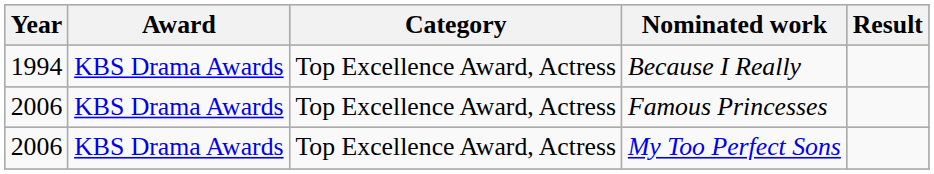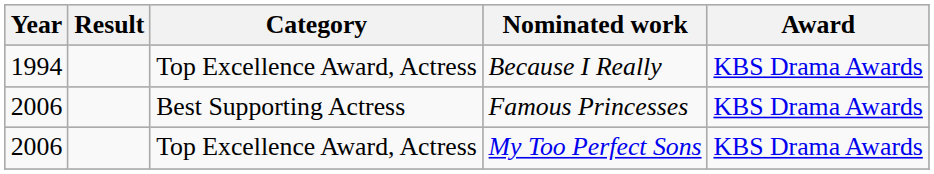columns swapped: (179, 24) <-> (888, 24)
(456, 106) Top Excellence Award, Actress -> (281, 106) Best Supporting Actress
